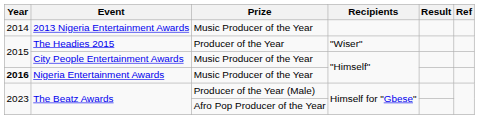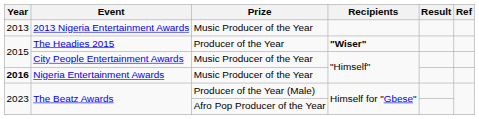(18, 28) 2014 -> (18, 28) 2013
(346, 43) normal -> (348, 43) bold
